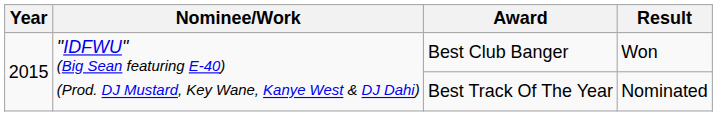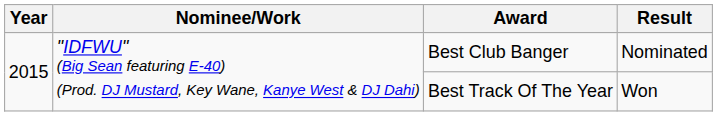(639, 52) Won -> (664, 52) Nominated
(664, 91) Nominated -> (639, 91) Won
